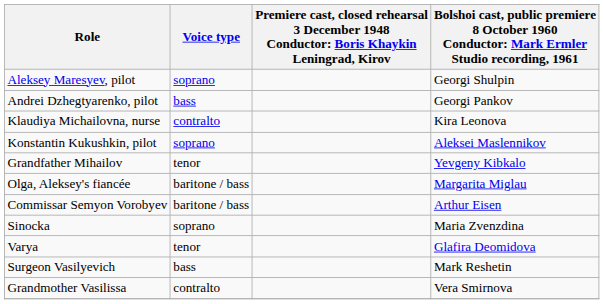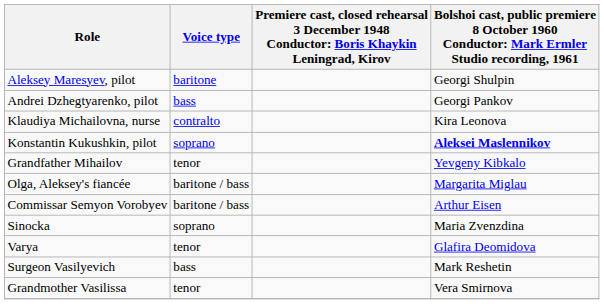(194, 79) soprano -> (195, 79) baritone
(490, 142) normal -> (492, 142) bold
(197, 288) contralto -> (187, 288) tenor
